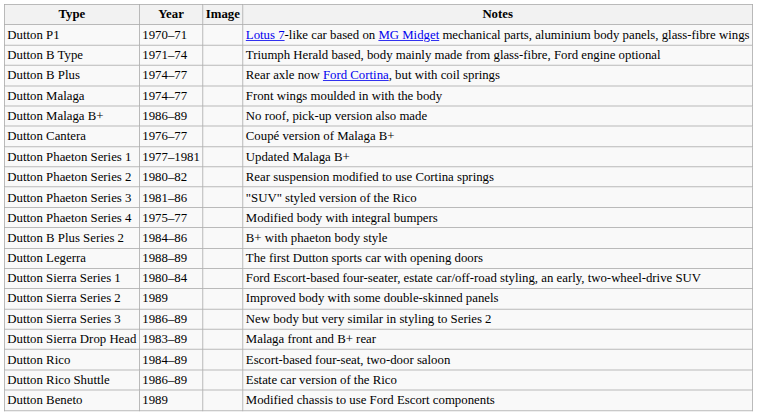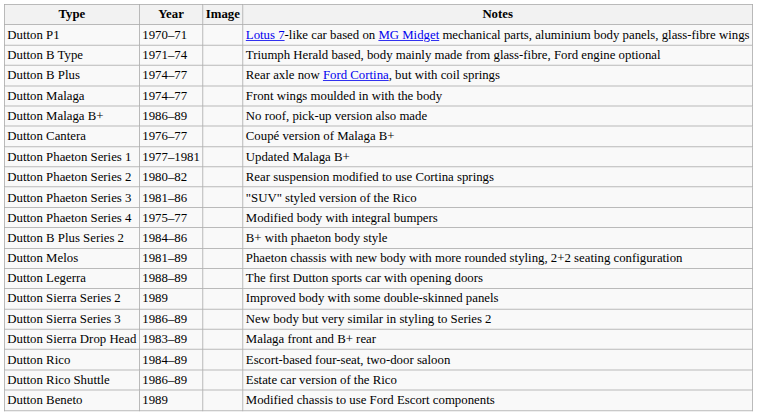+ row: (43, 258)
- row: (64, 278)
